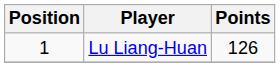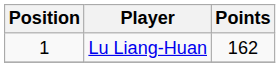(243, 47) 126 -> (243, 47) 162
